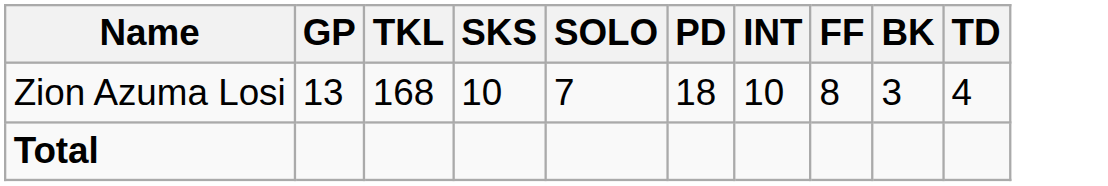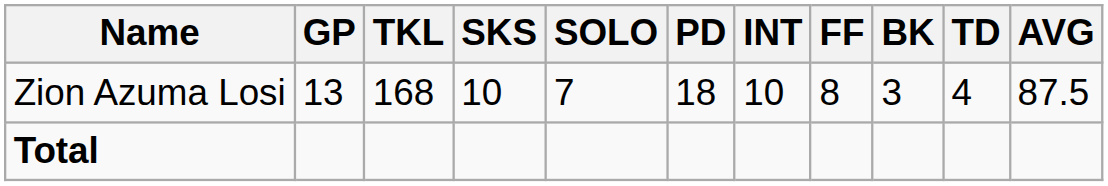+ column: (1056, 33)
